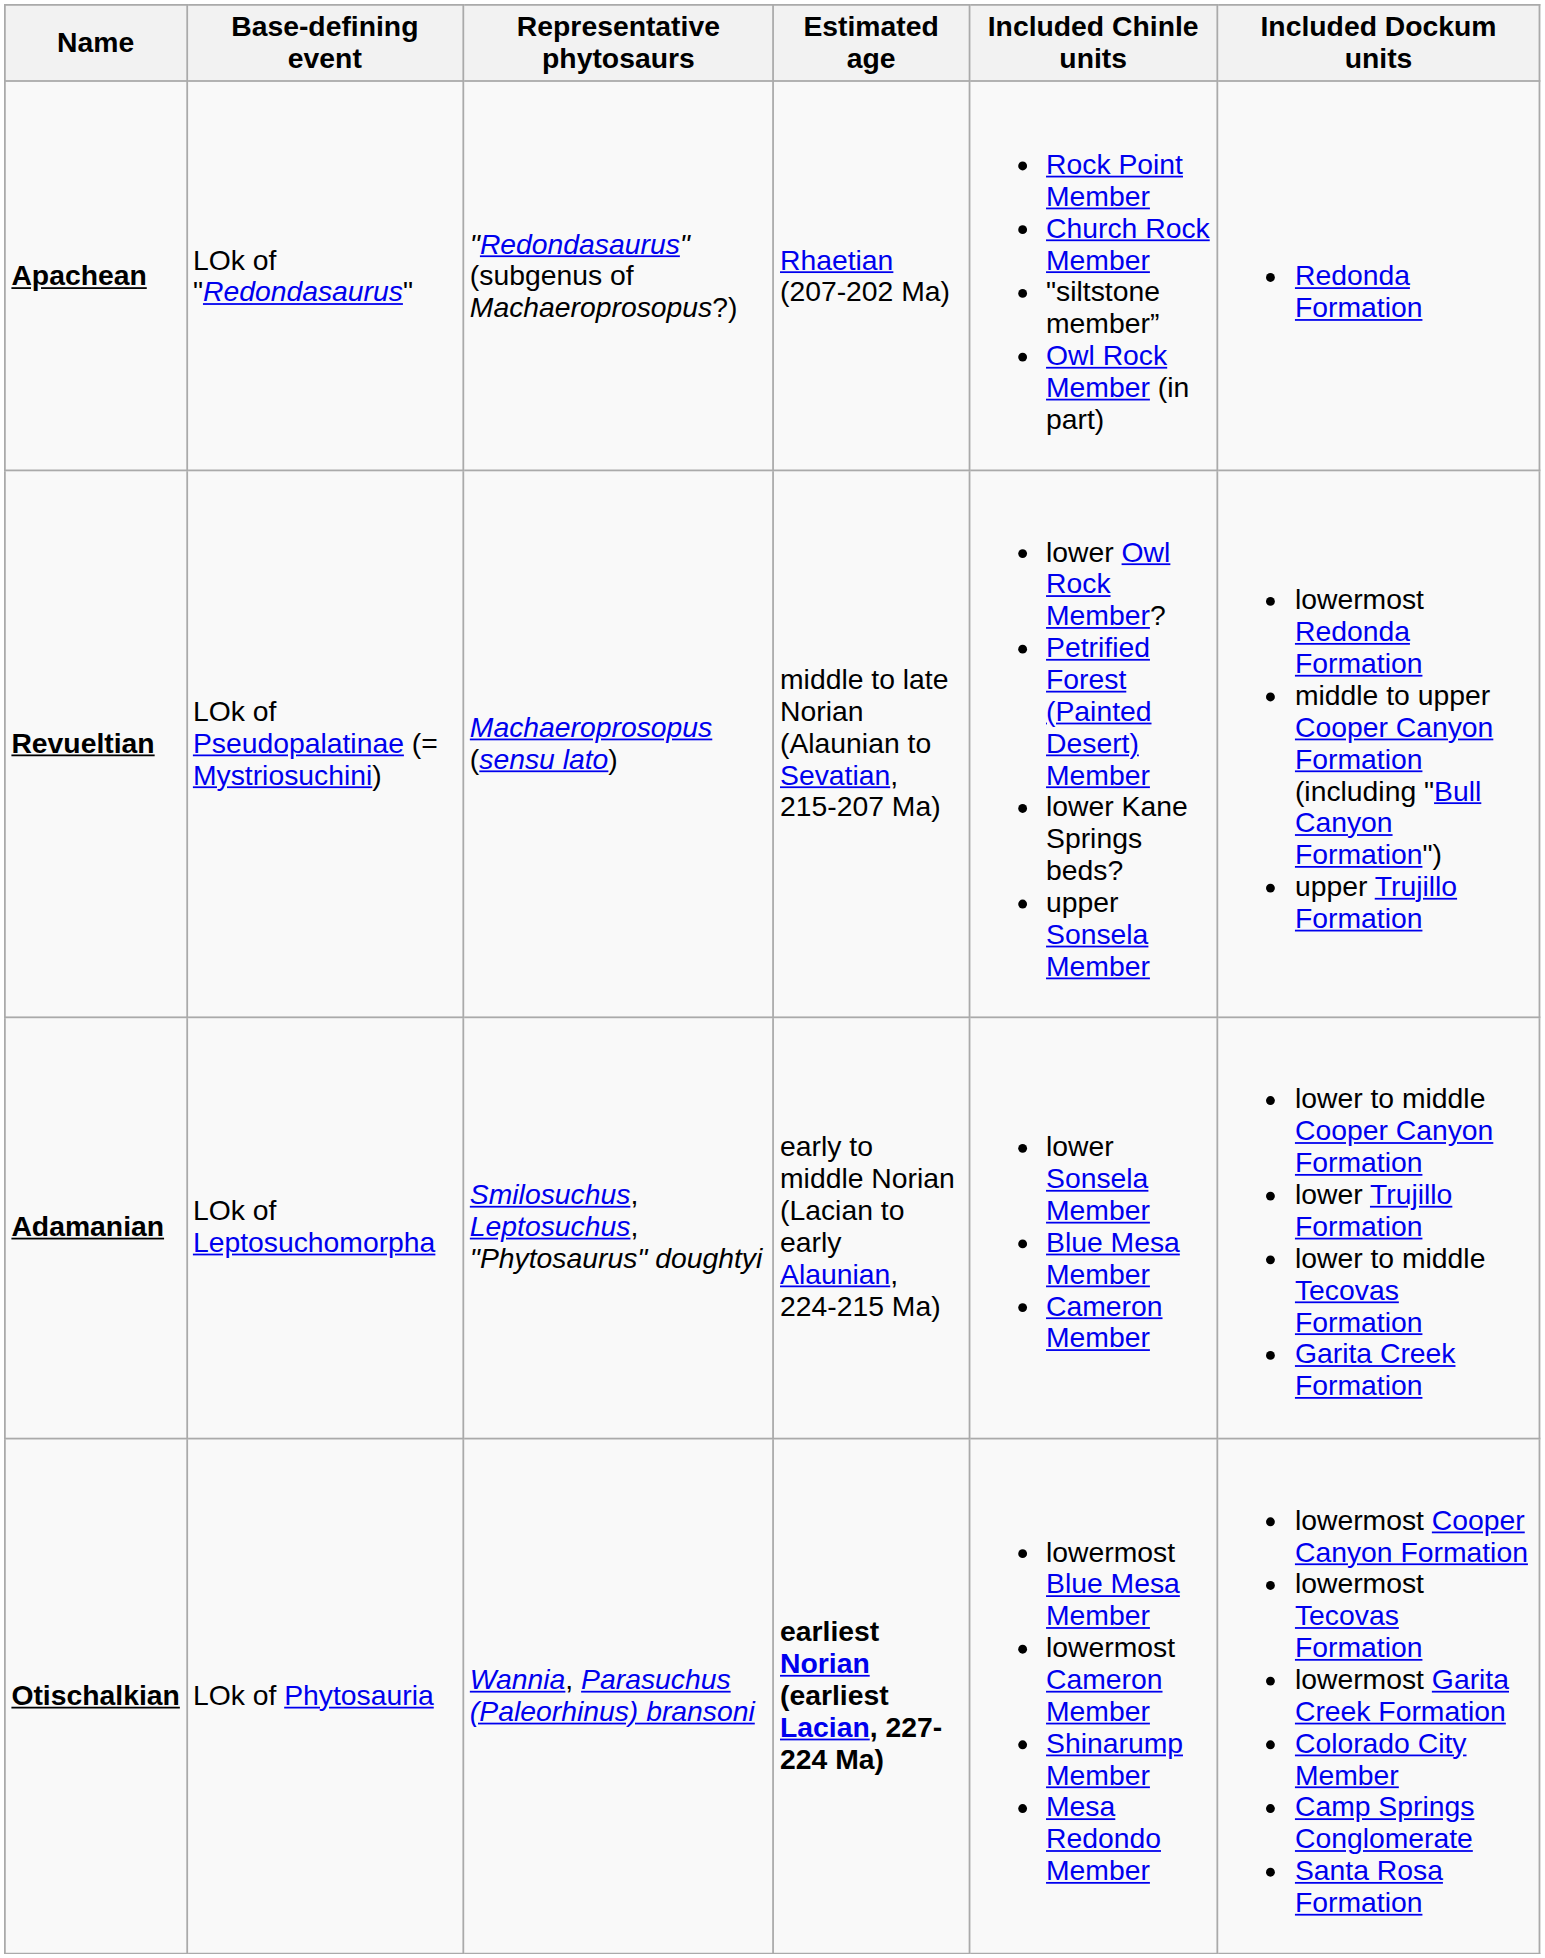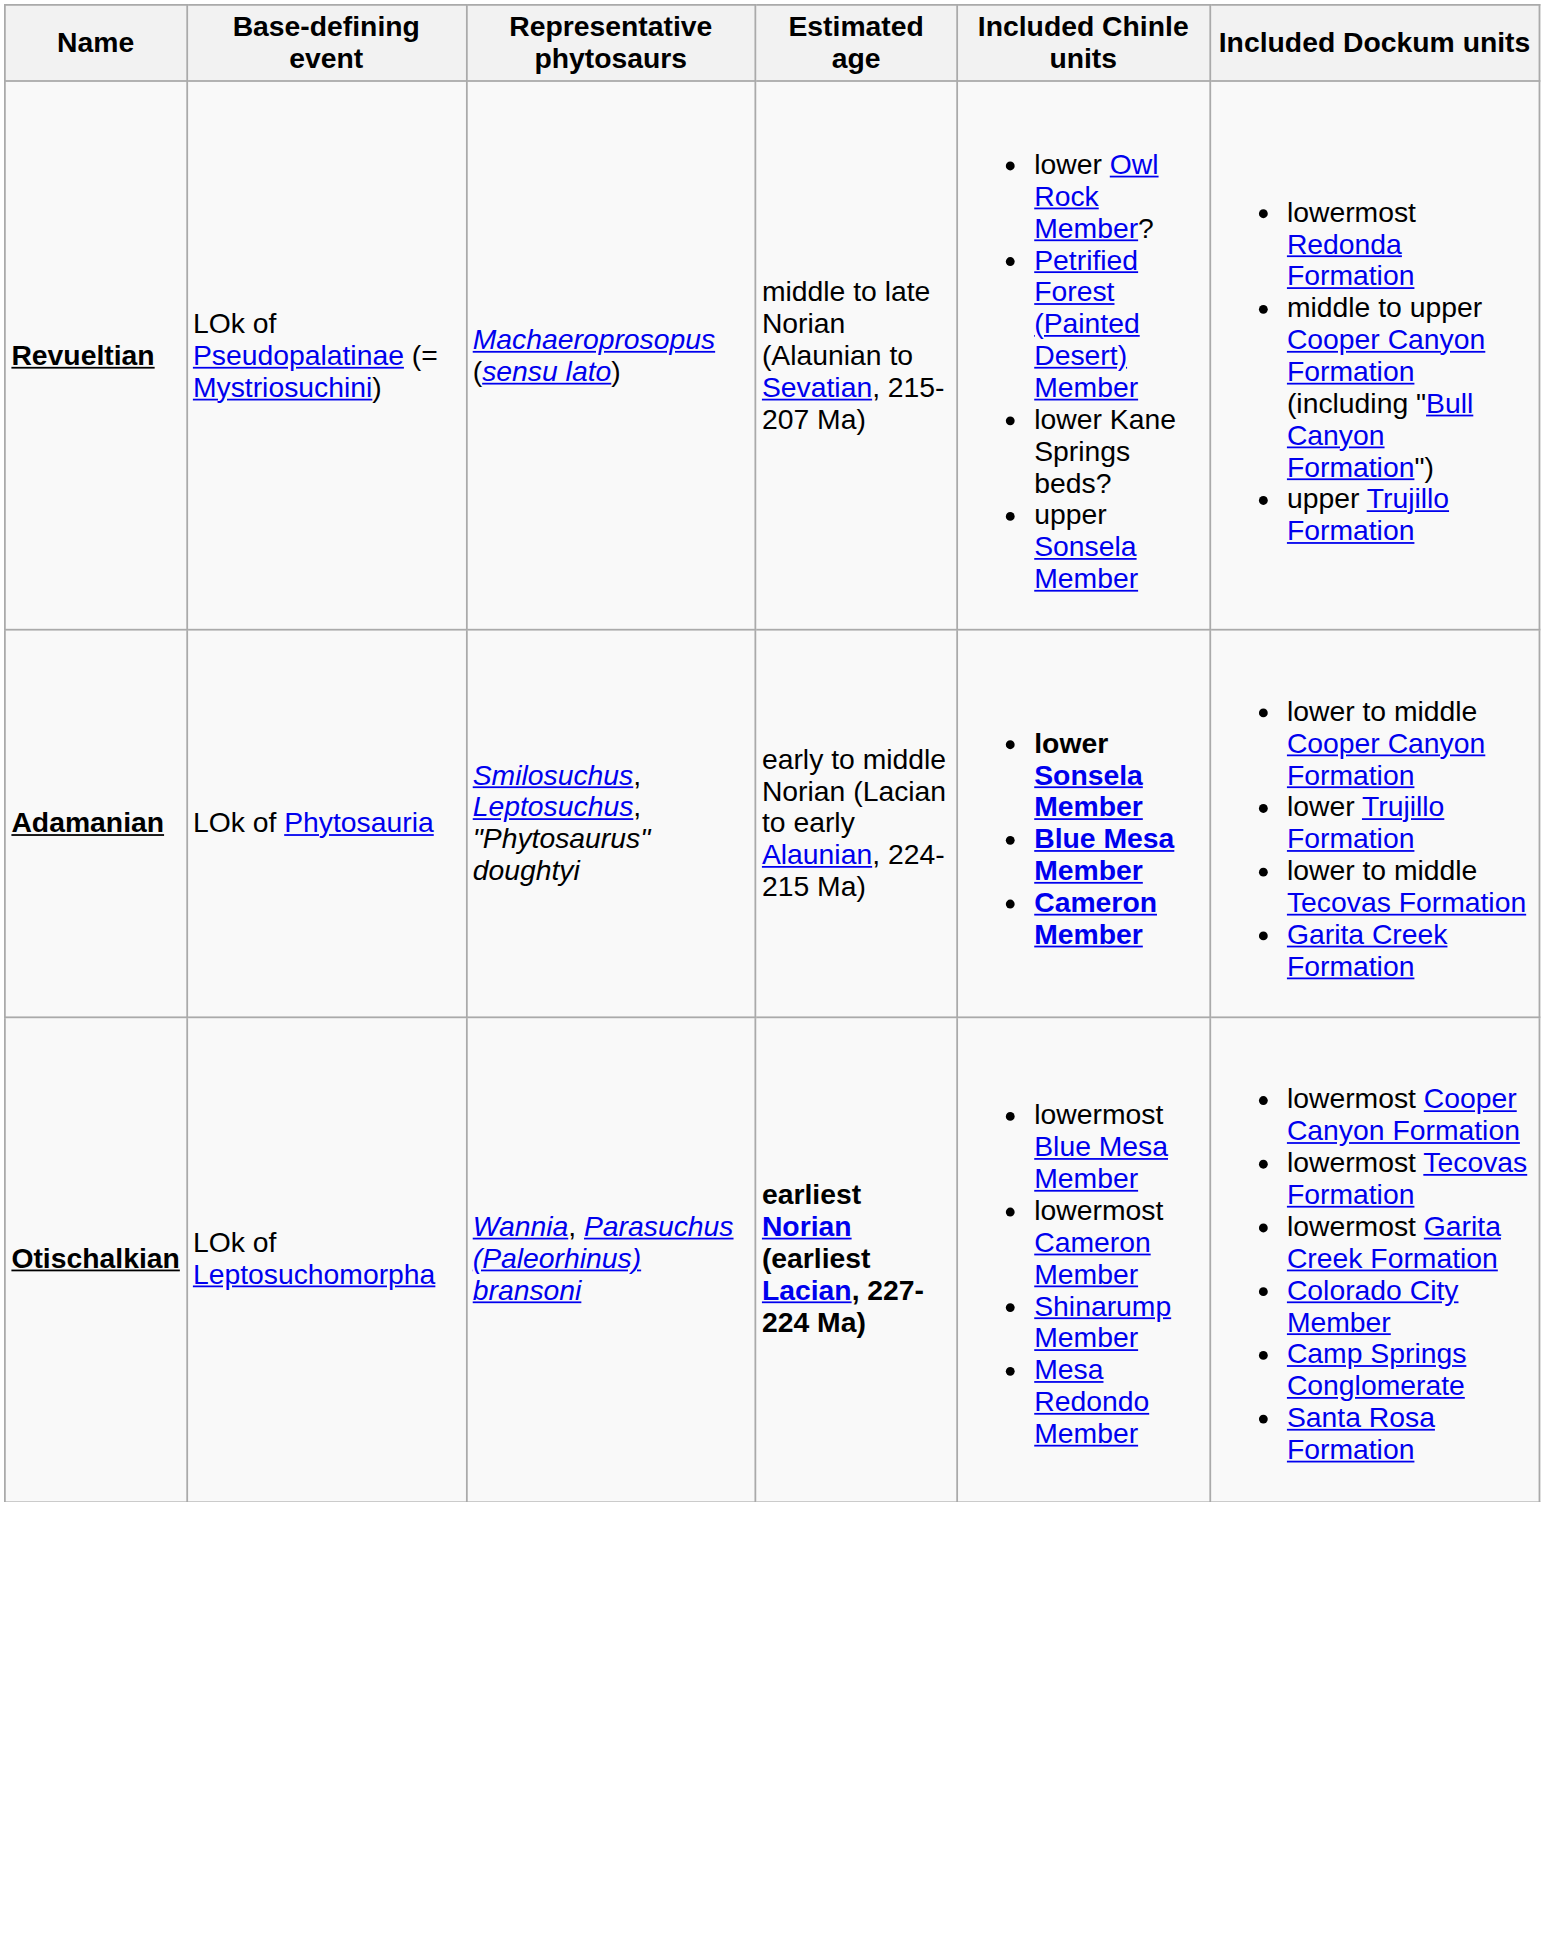- row: (79, 275)
(314, 1227) LOk of Leptosuchomorpha -> (313, 823) LOk of Phytosauria
(1093, 1244) normal -> (1083, 839) bold
(313, 1695) LOk of Phytosauria -> (314, 1259) LOk of Leptosuchomorpha
